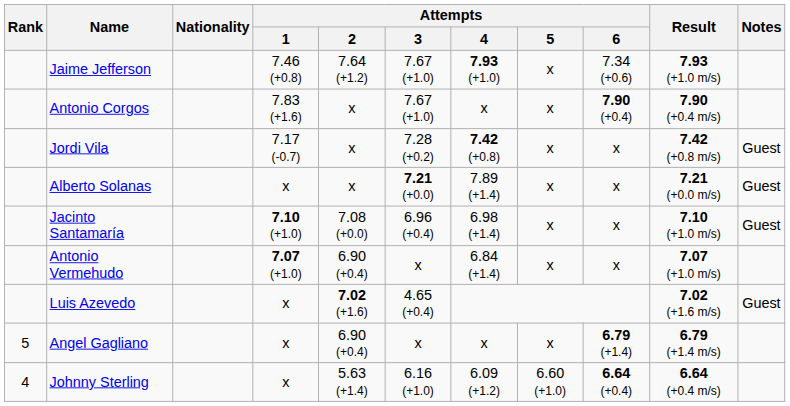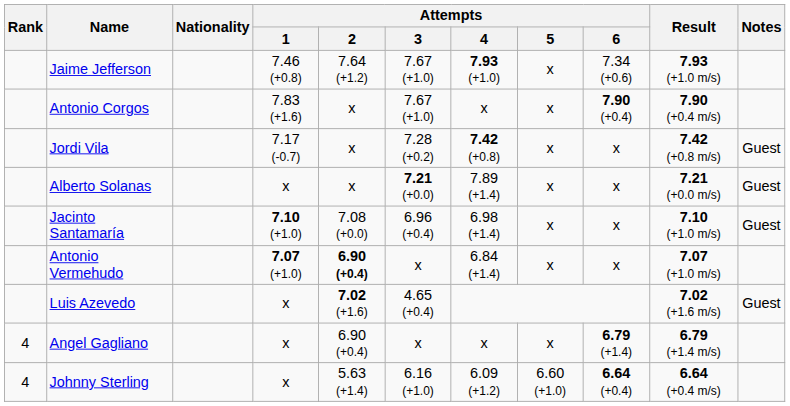(352, 264) normal -> (352, 264) bold
(25, 342) 5 -> (25, 342) 4
